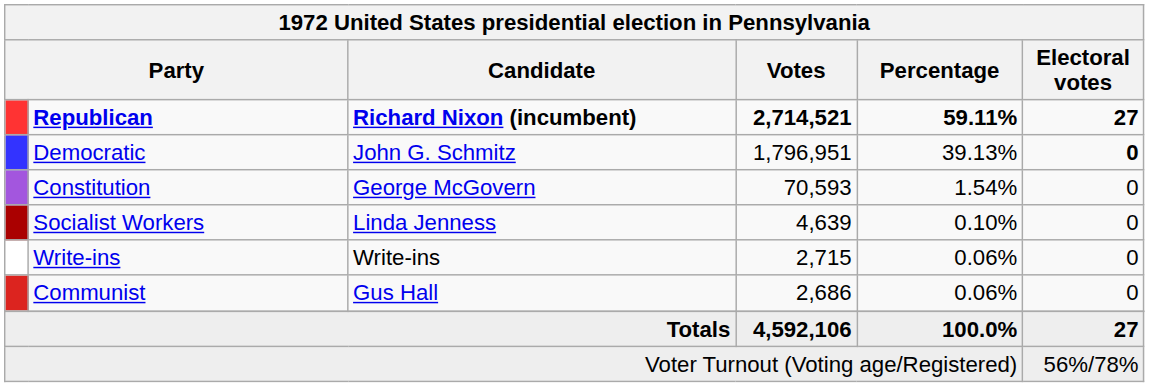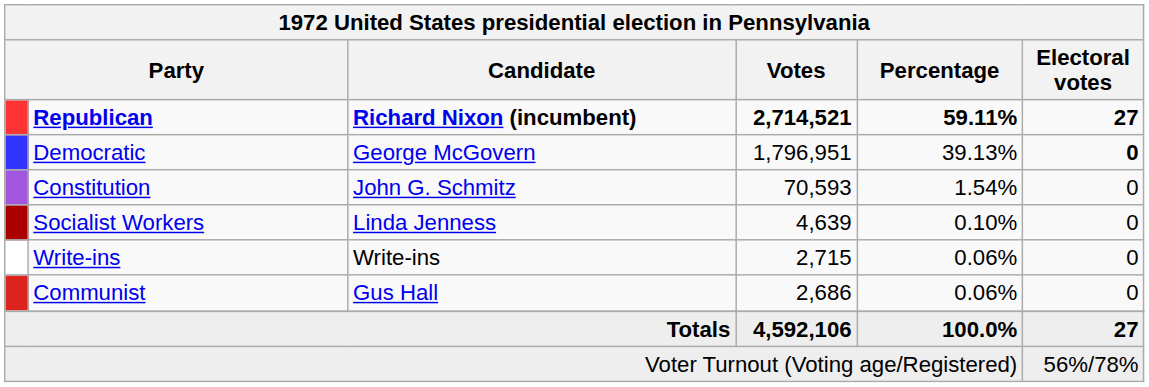(434, 153) John G. Schmitz -> (444, 153) George McGovern
(444, 188) George McGovern -> (434, 188) John G. Schmitz
